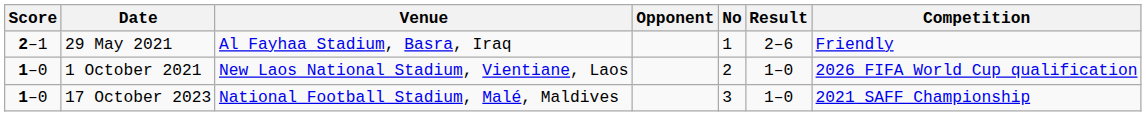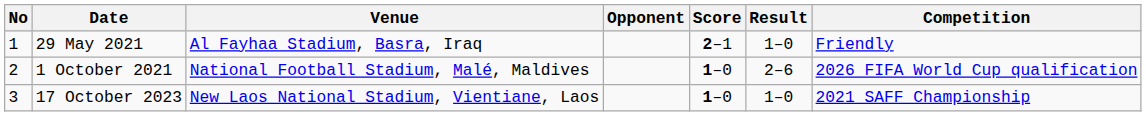columns swapped: (732, 18) <-> (33, 18)
(779, 44) 2–6 -> (779, 44) 1–0
(424, 71) New Laos National Stadium, Vientiane, Laos -> (390, 71) National Football Stadium, Malé, Maldives
(779, 71) 1–0 -> (779, 71) 2–6
(419, 97) National Football Stadium, Malé, Maldives -> (395, 97) New Laos National Stadium, Vientiane, Laos
